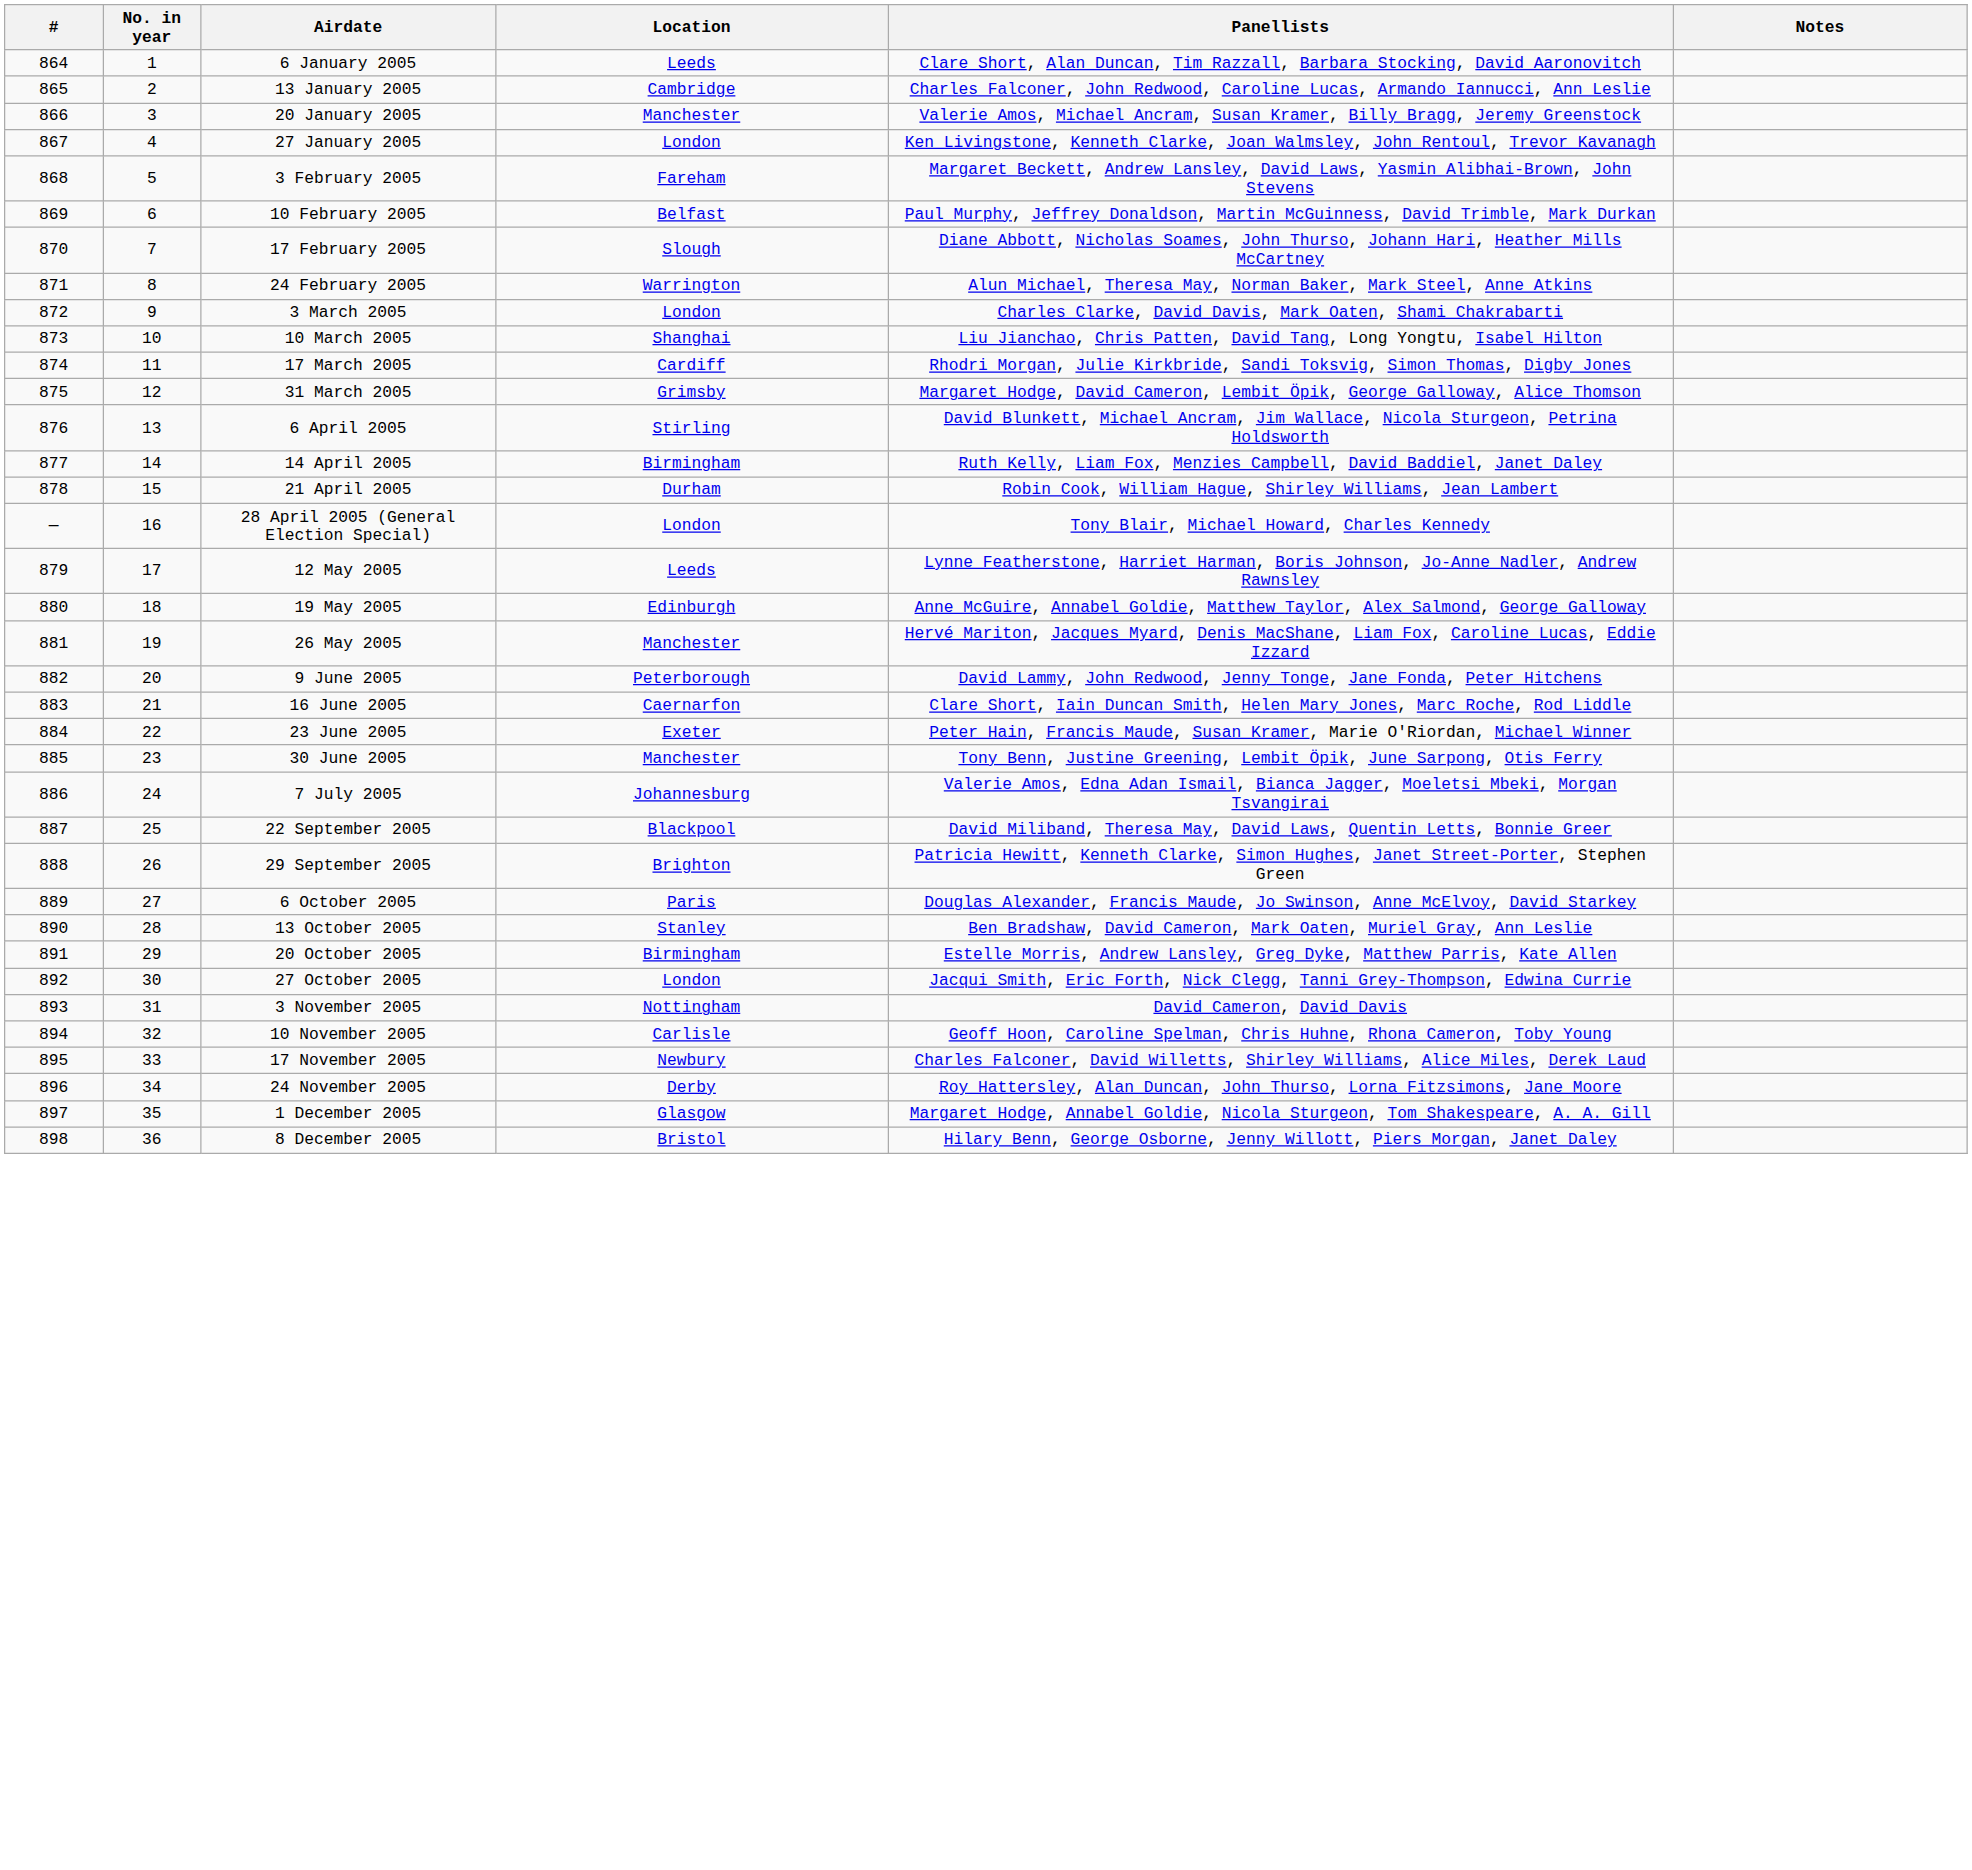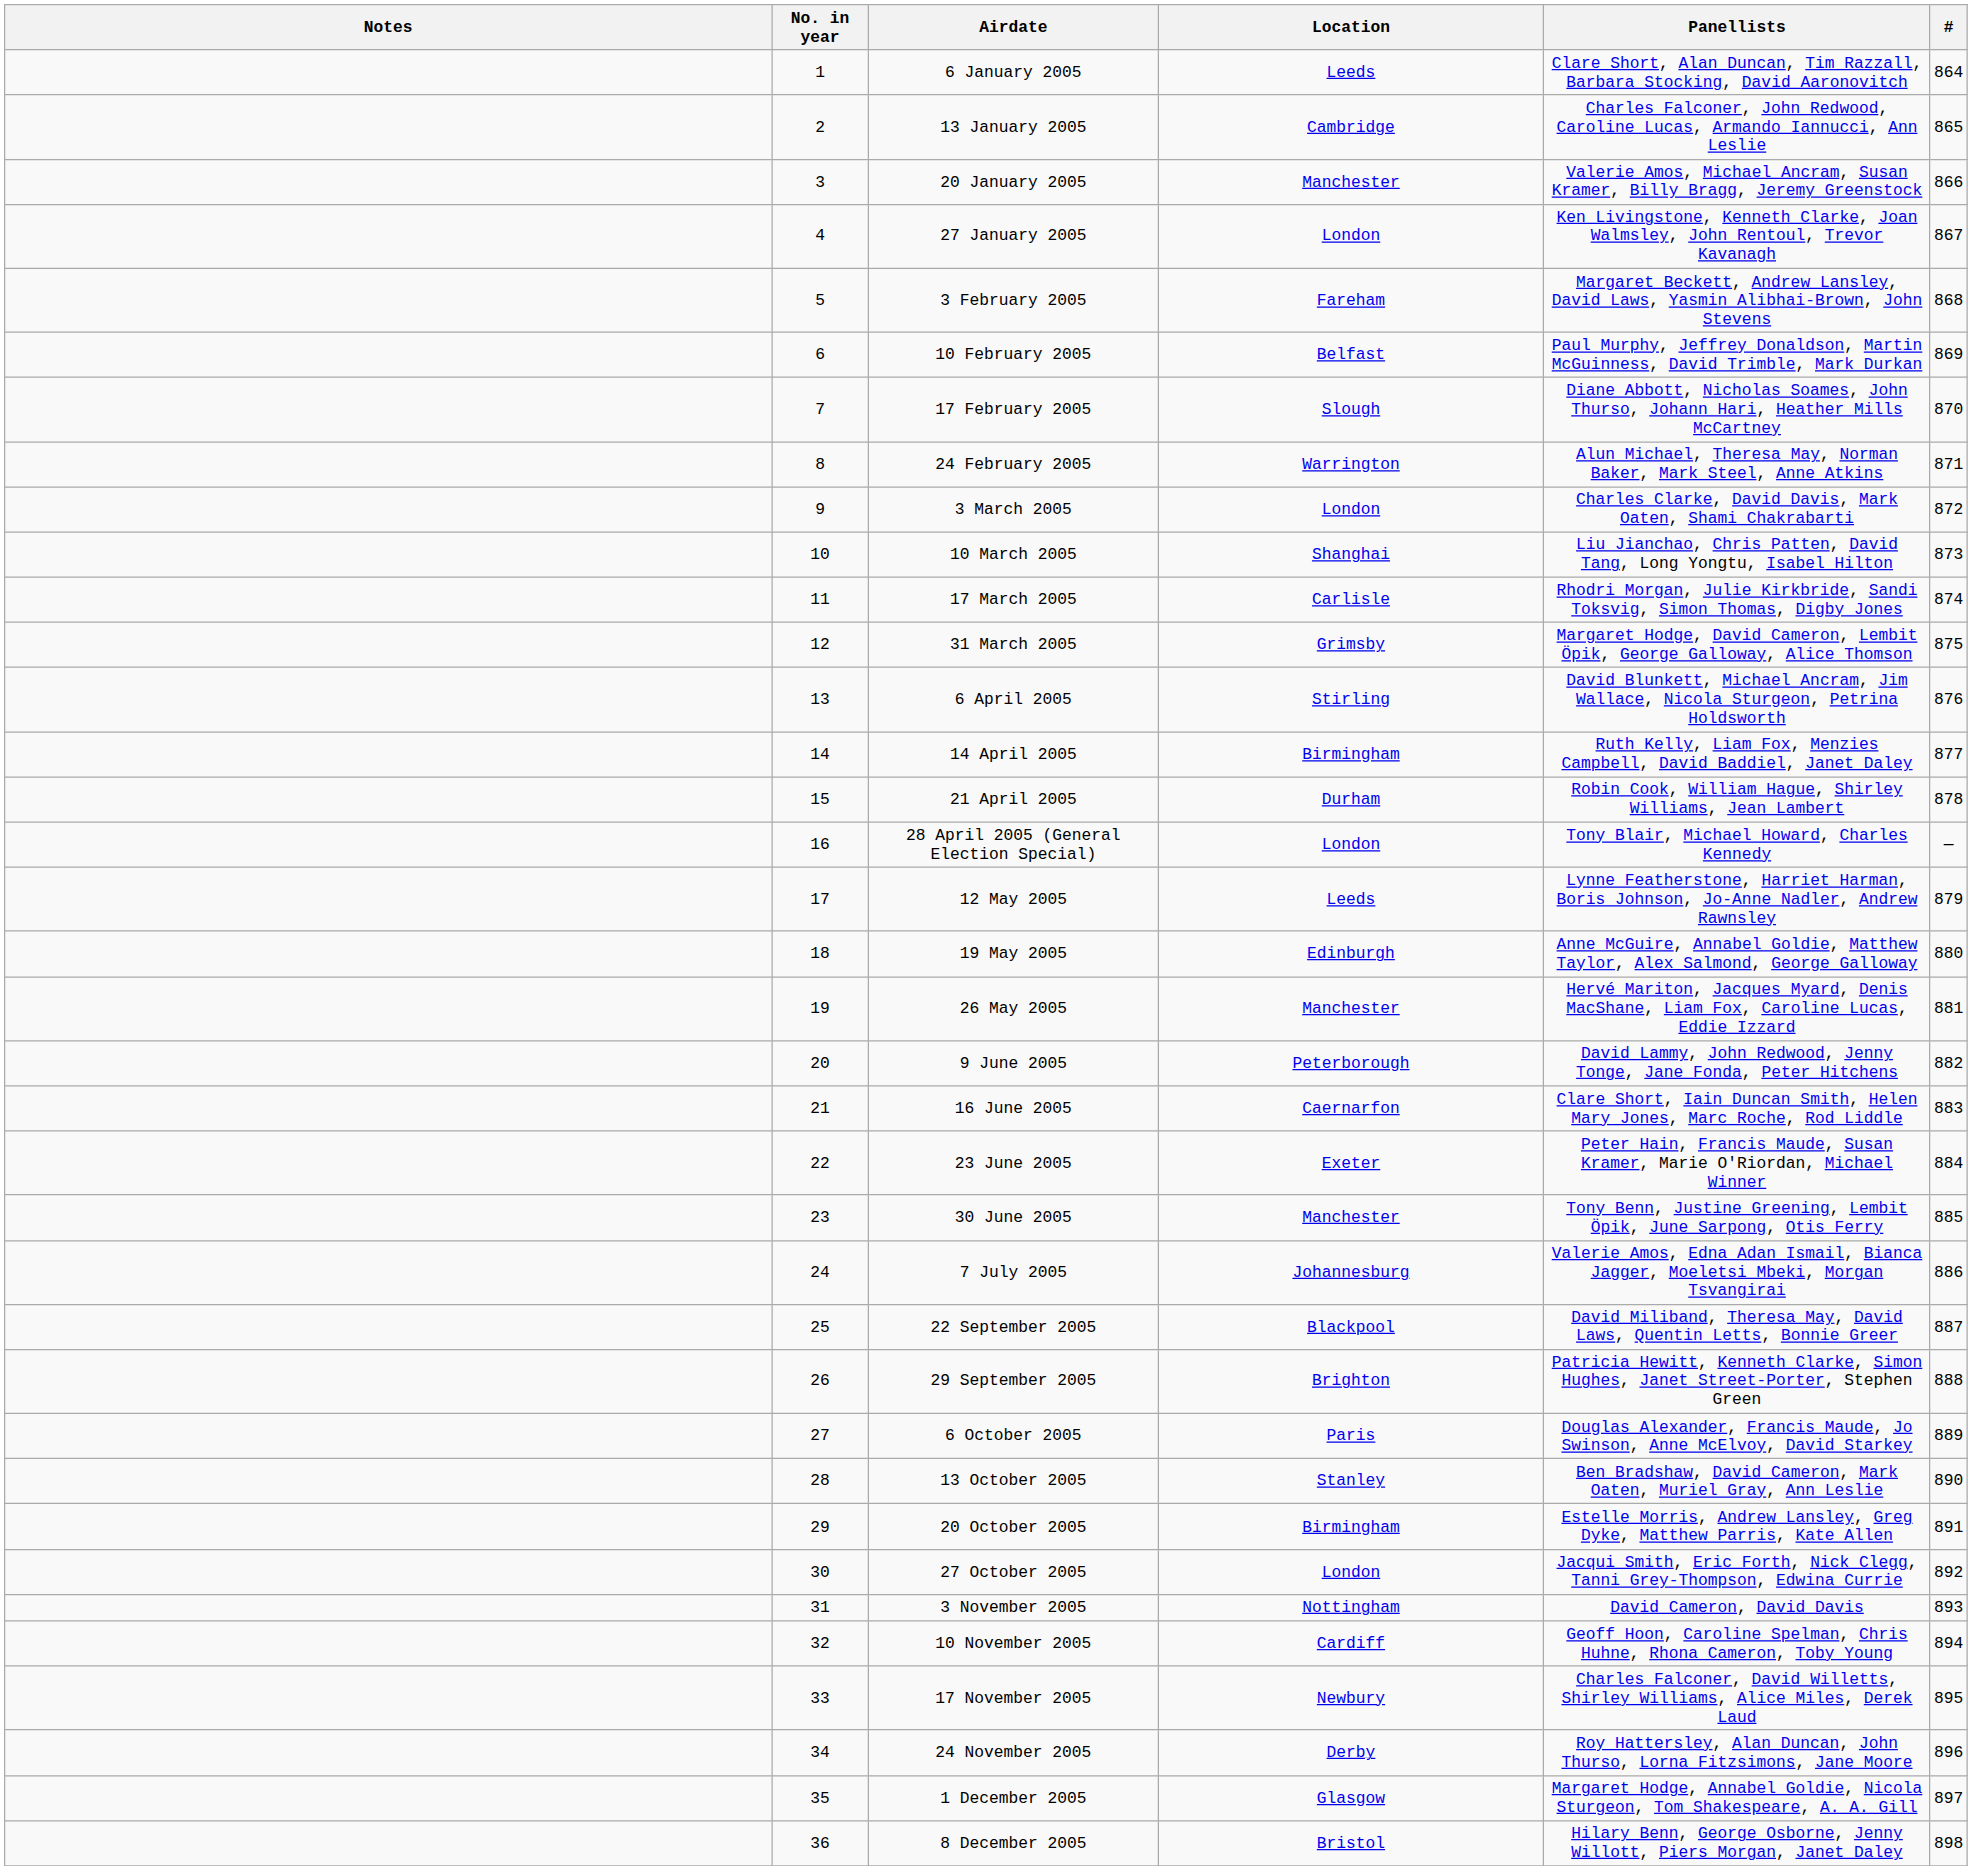columns swapped: (54, 27) <-> (1820, 27)
(691, 365) Cardiff -> (1351, 600) Carlisle
(691, 1034) Carlisle -> (1351, 1643) Cardiff
